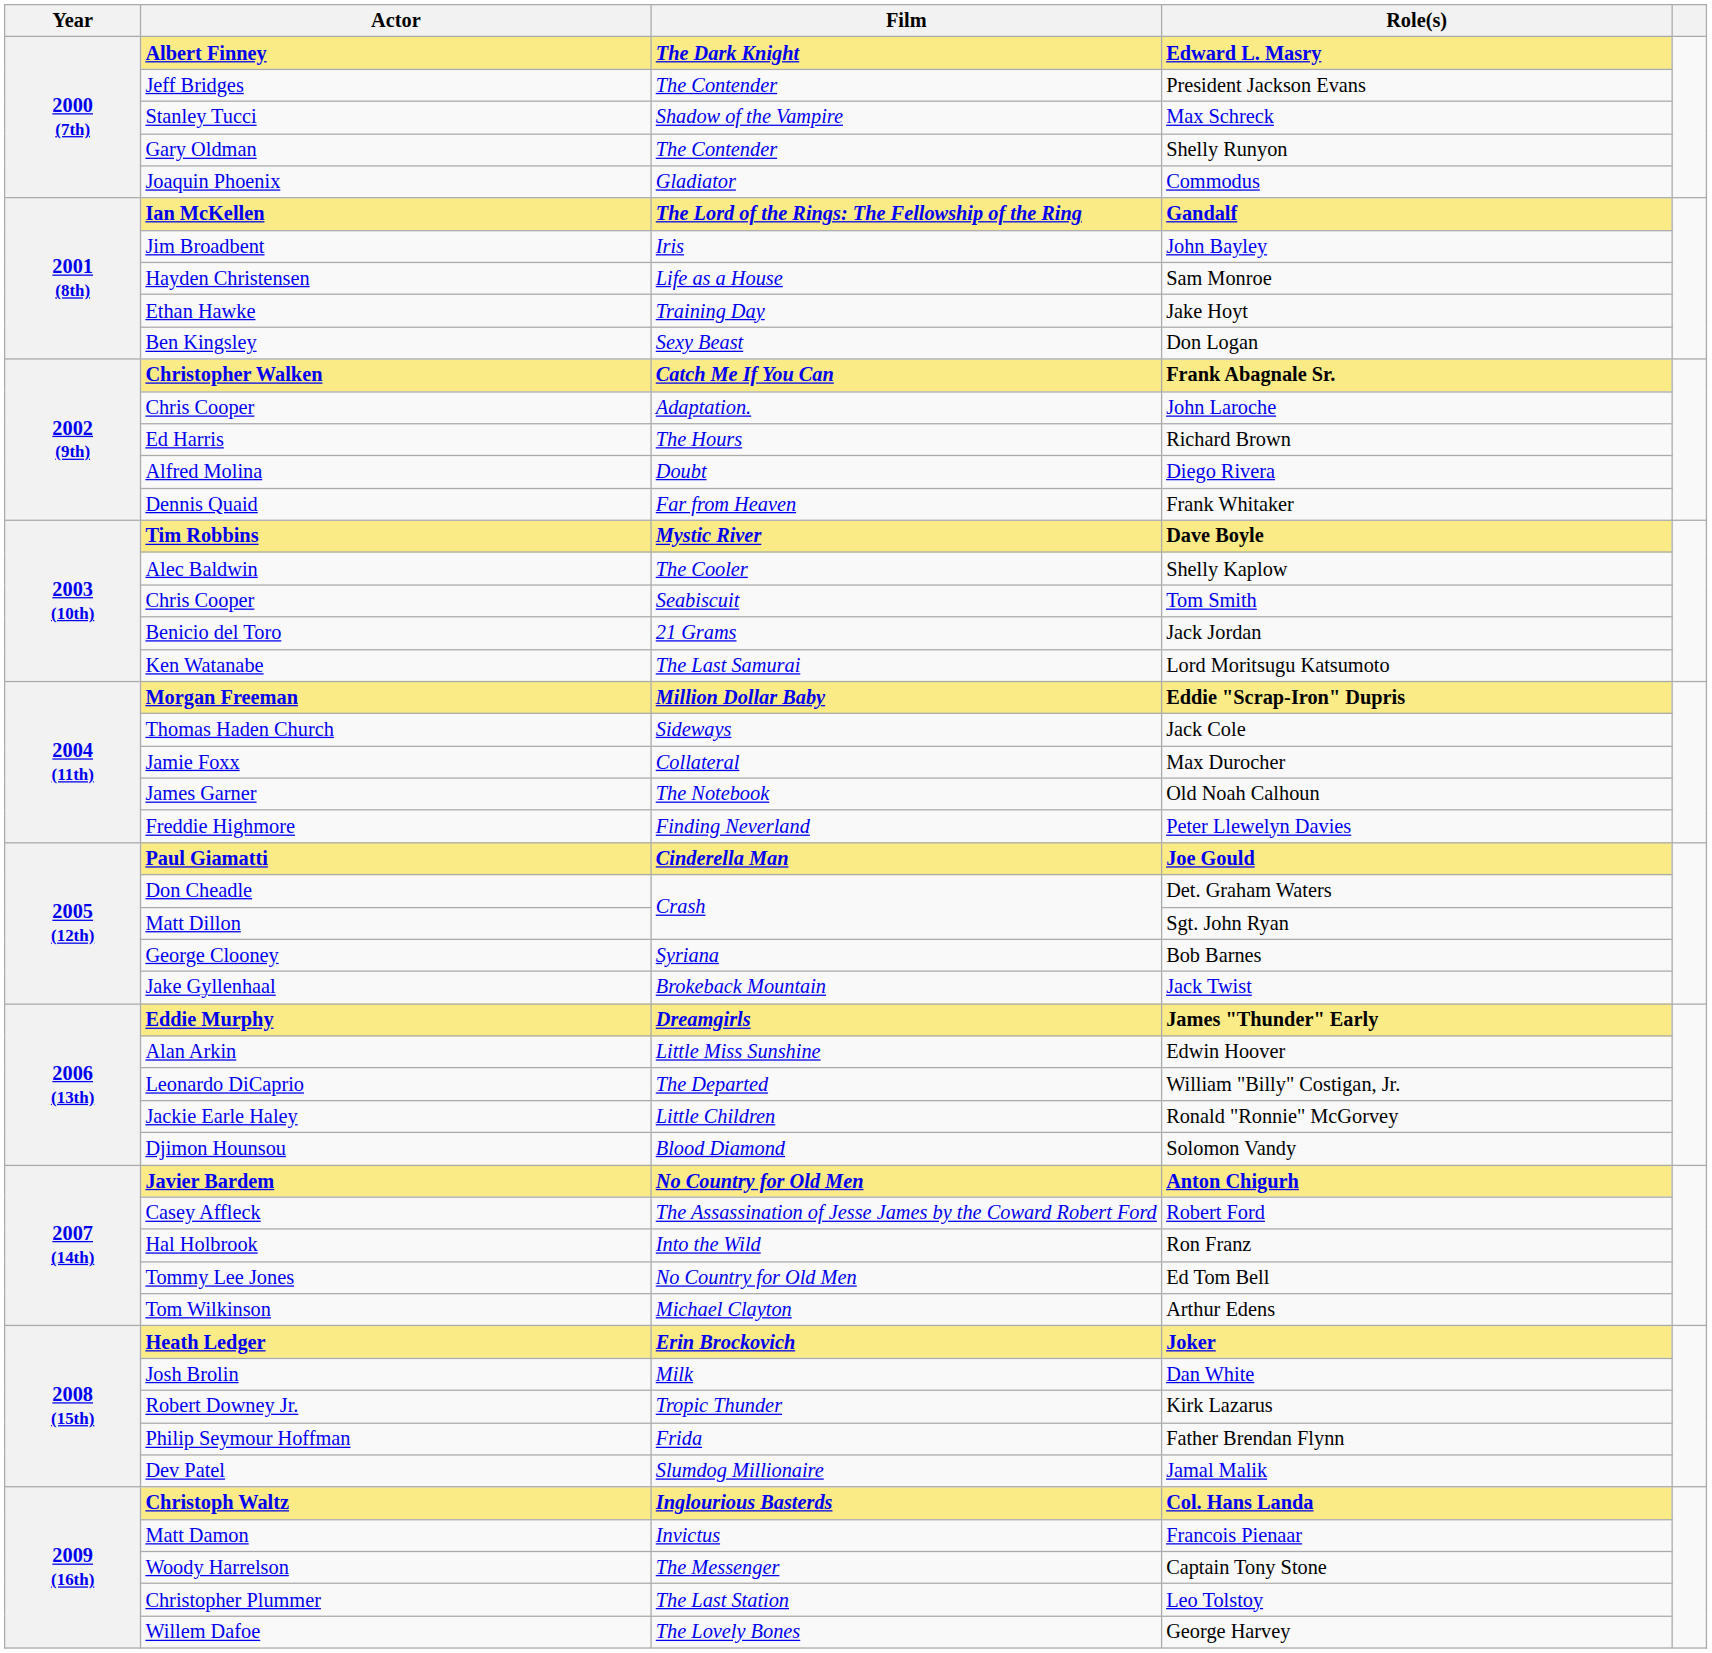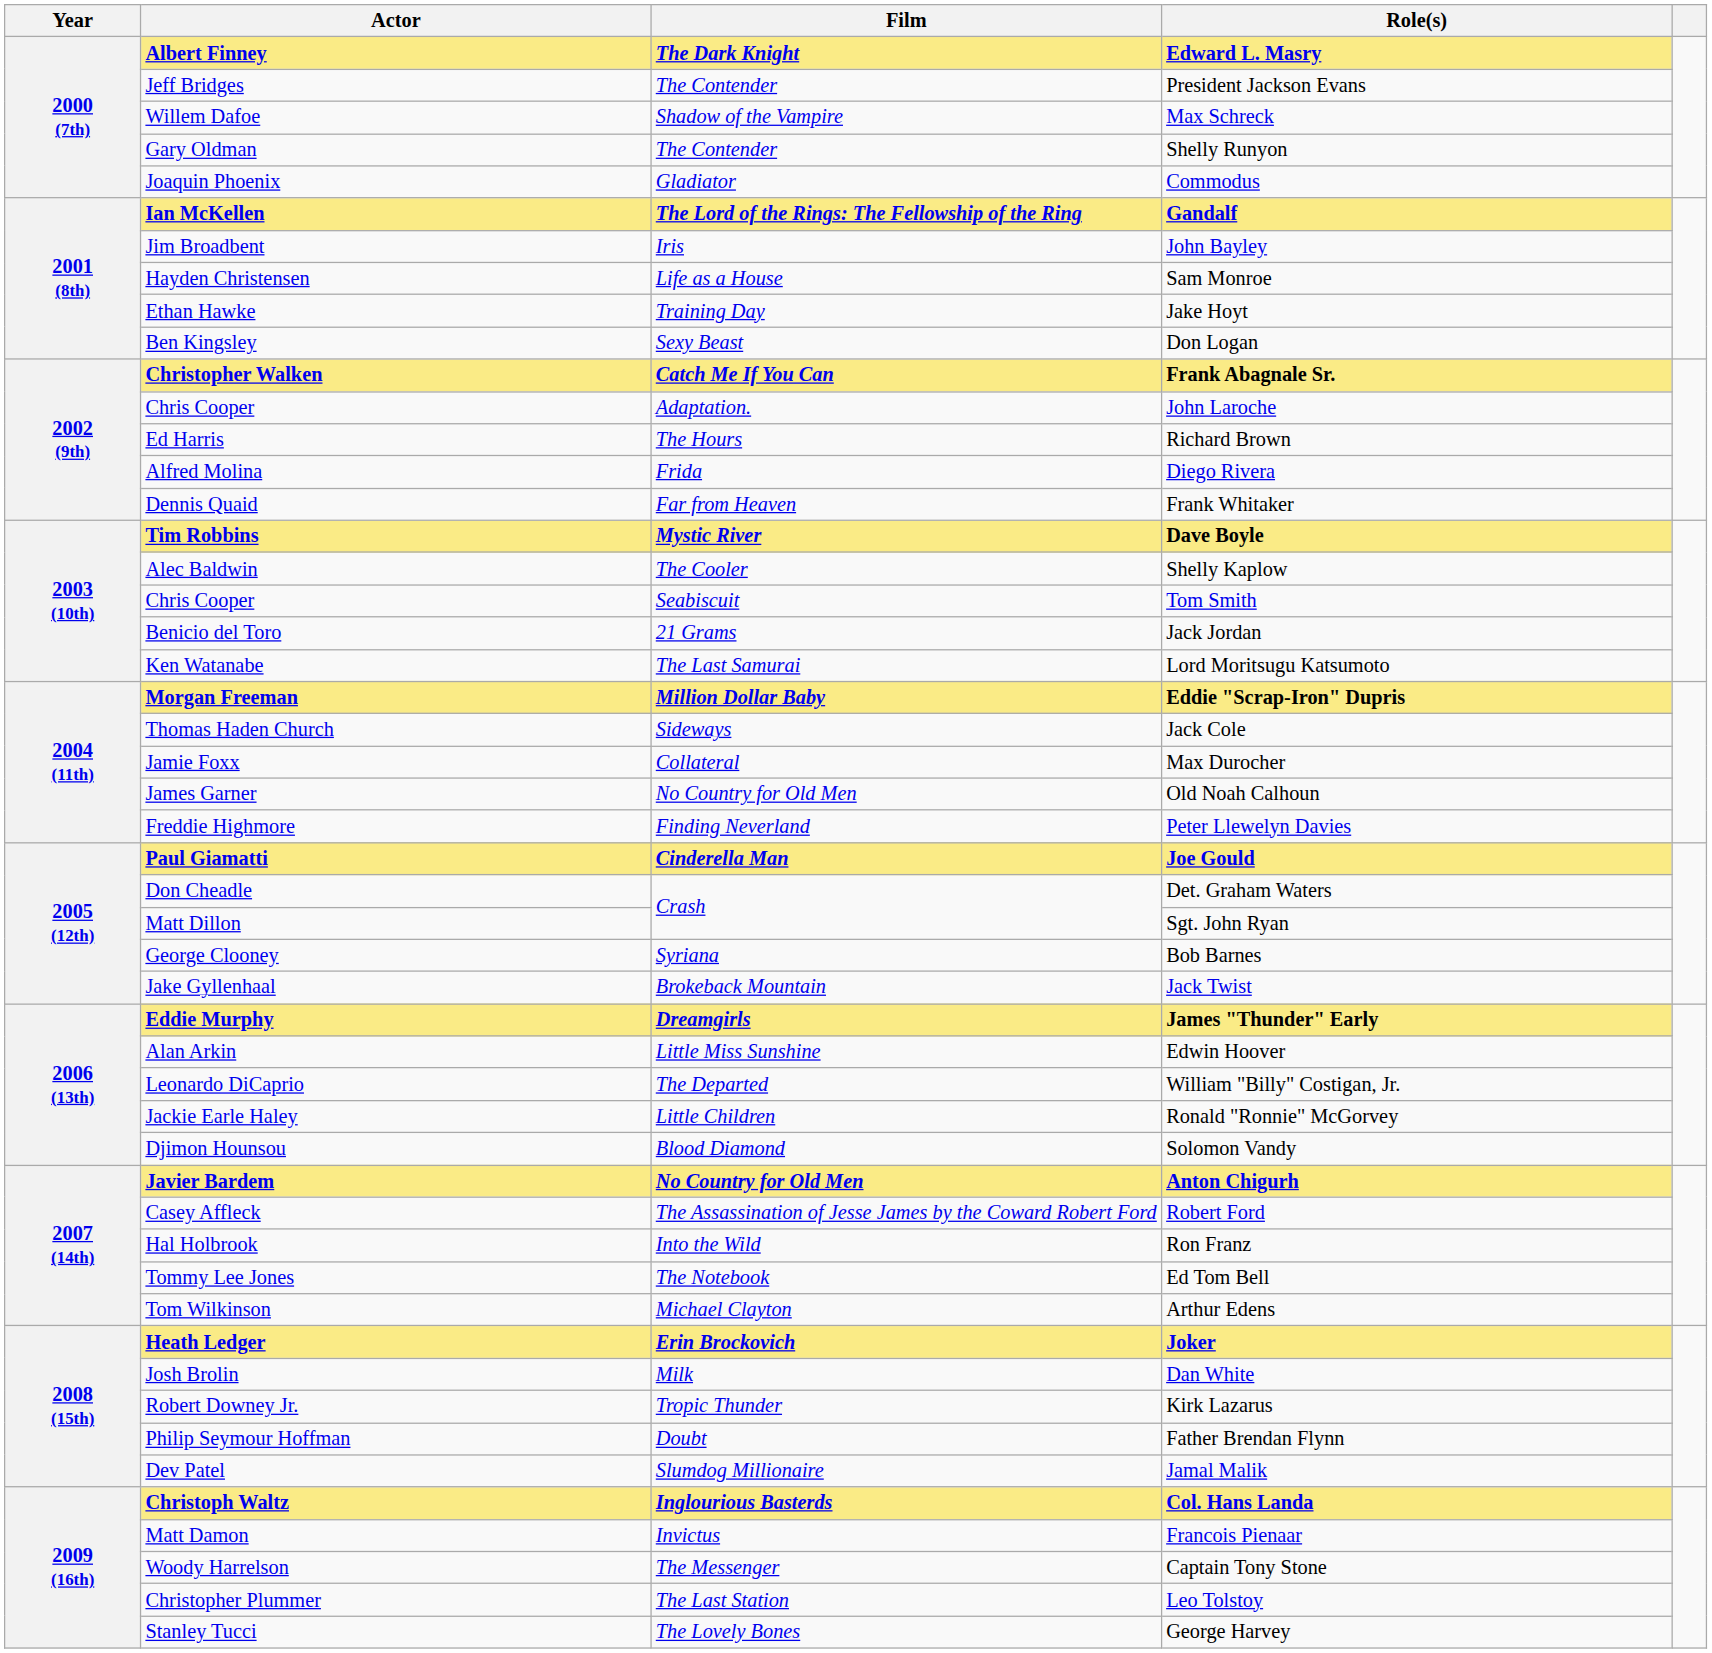(201, 117) Stanley Tucci -> (203, 117) Willem Dafoe
(681, 471) Doubt -> (679, 471) Frida
(712, 794) The Notebook -> (756, 794) No Country for Old Men
(756, 1277) No Country for Old Men -> (712, 1277) The Notebook
(679, 1438) Frida -> (681, 1438) Doubt
(203, 1631) Willem Dafoe -> (201, 1631) Stanley Tucci
